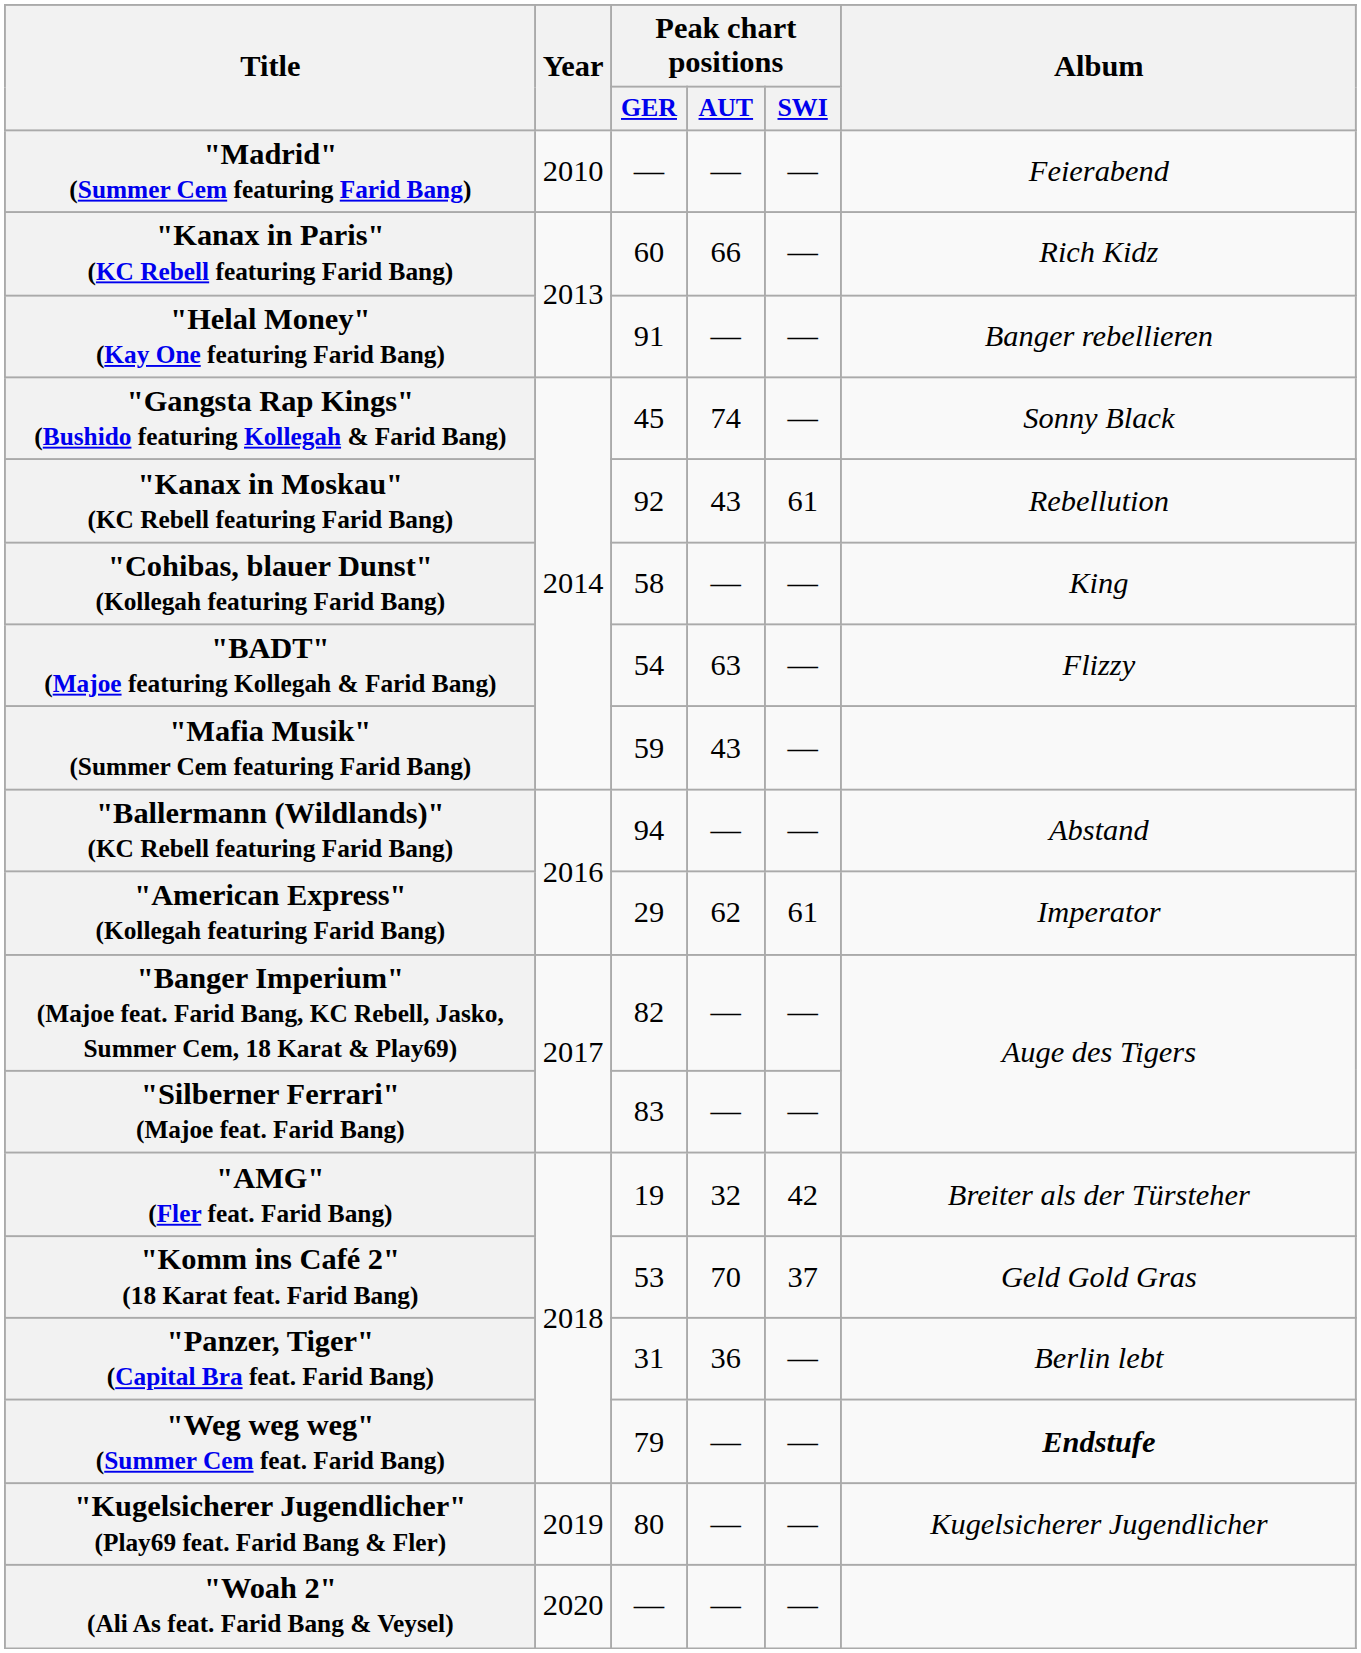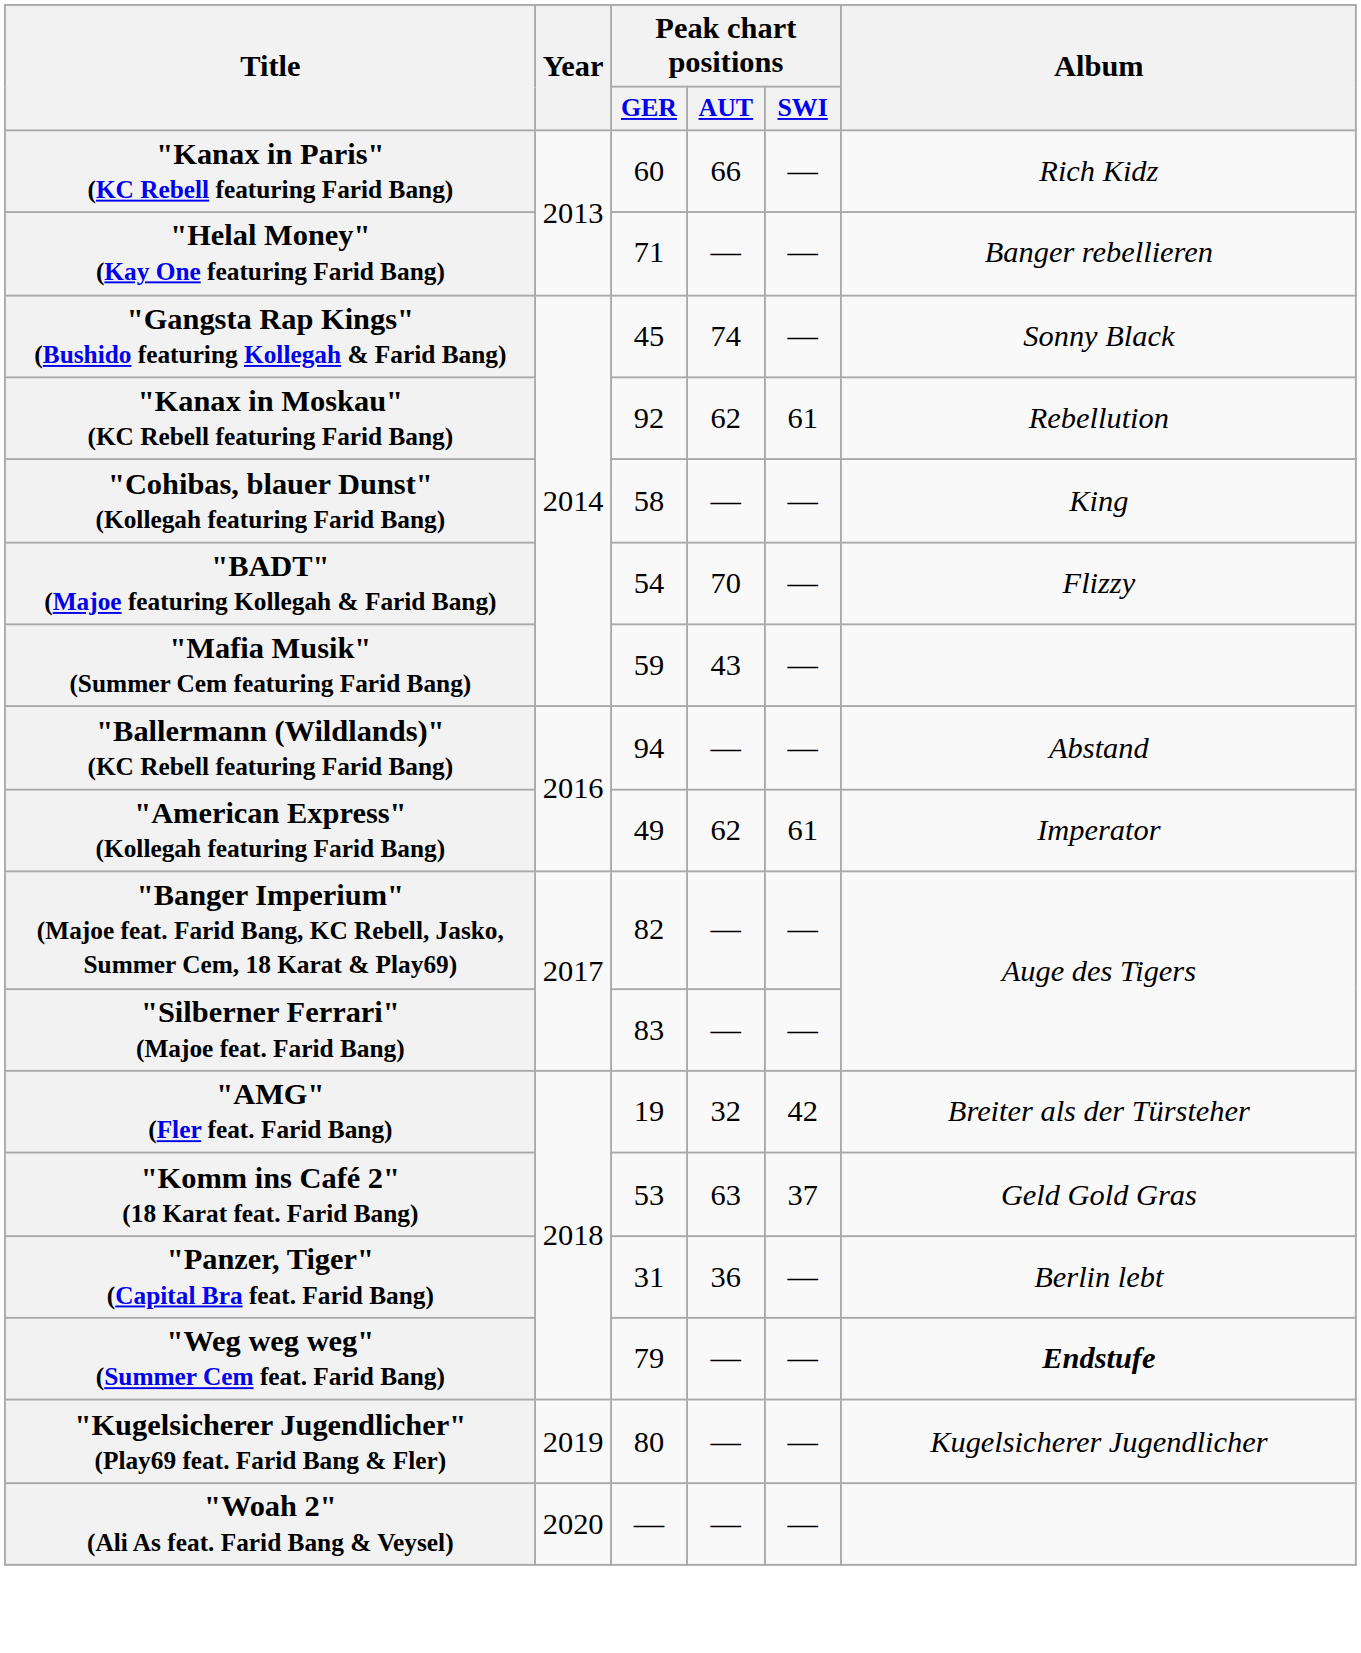- row: (270, 170)
(649, 335) 91 -> (649, 253) 71
(726, 500) 43 -> (726, 417) 62
(726, 665) 63 -> (726, 582) 70
(649, 912) 29 -> (649, 830) 49
(726, 1276) 70 -> (726, 1193) 63
